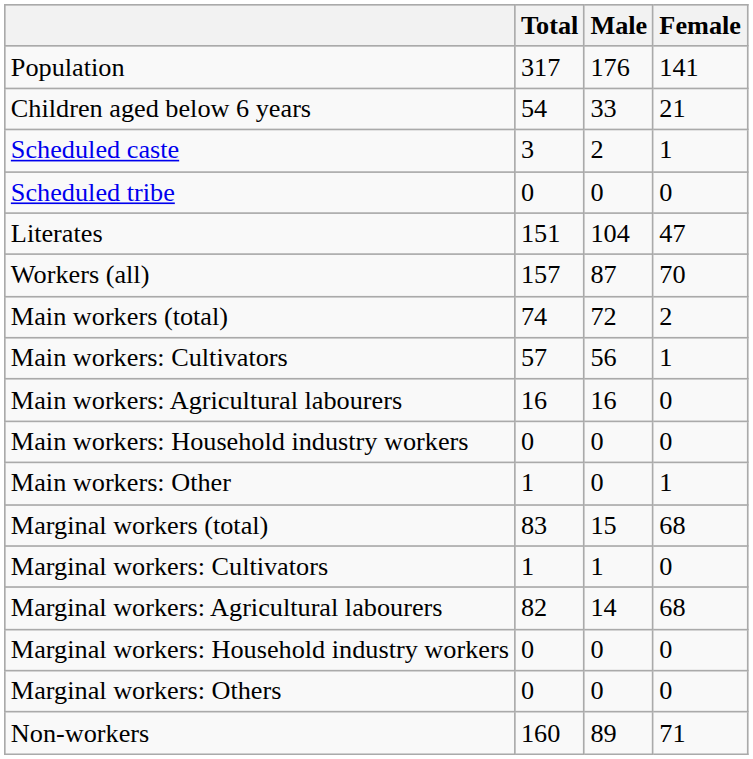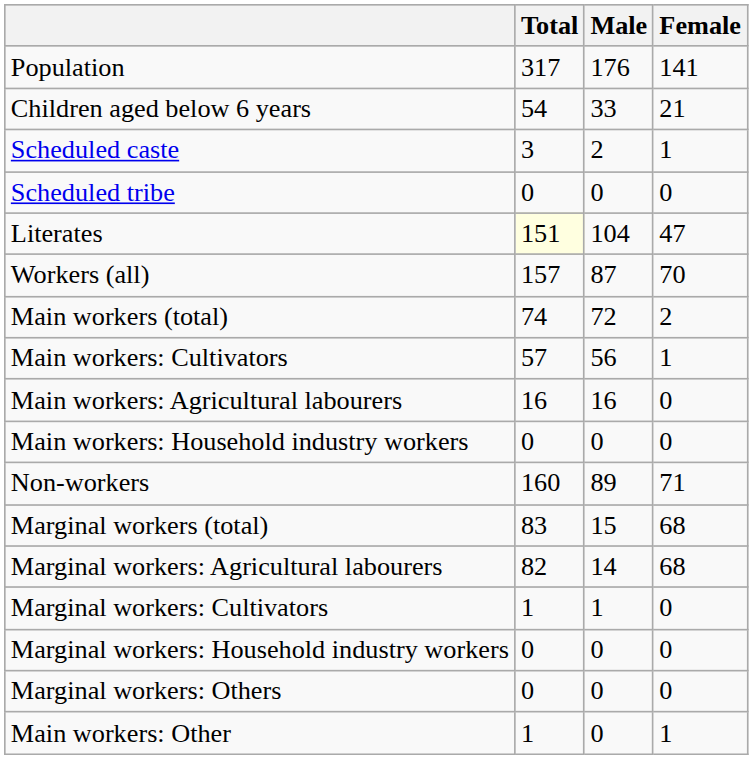(541, 233) no background -> (541, 233) lightyellow background
rows swapped: (121, 483) <-> (80, 732)
rows swapped: (169, 566) <-> (227, 607)
